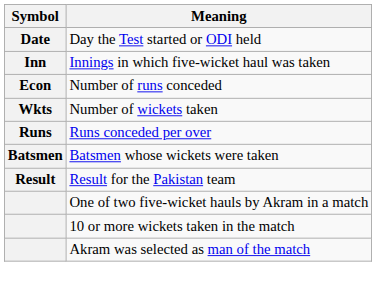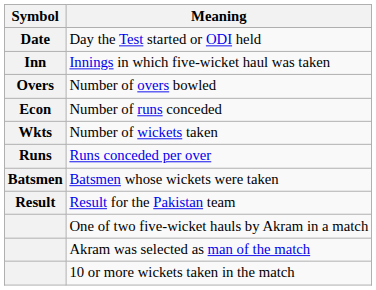+ row: (143, 86)
rows swapped: (182, 226) <-> (190, 249)
